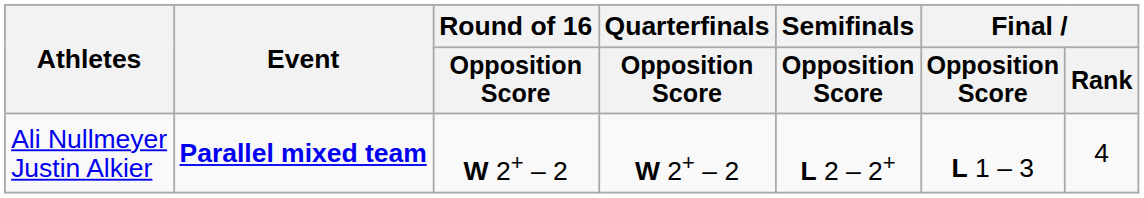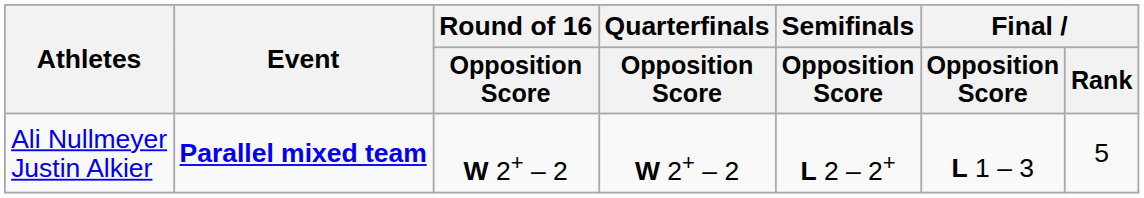(1102, 153) 4 -> (1102, 153) 5
